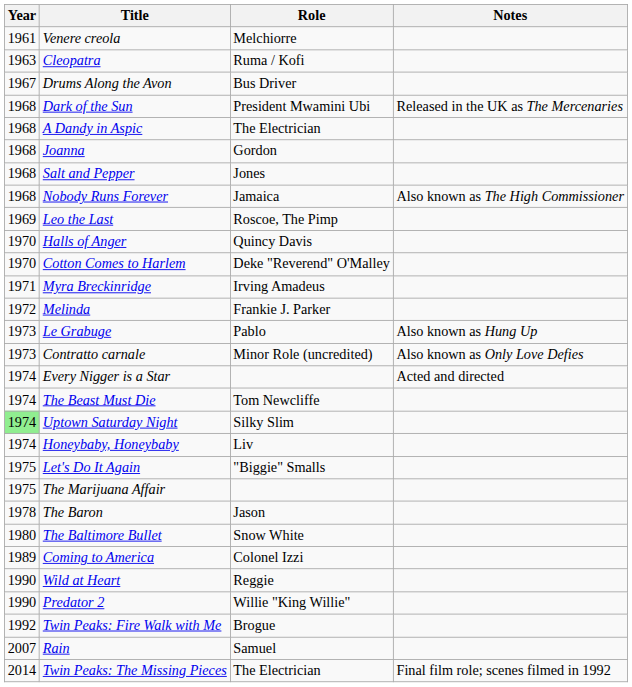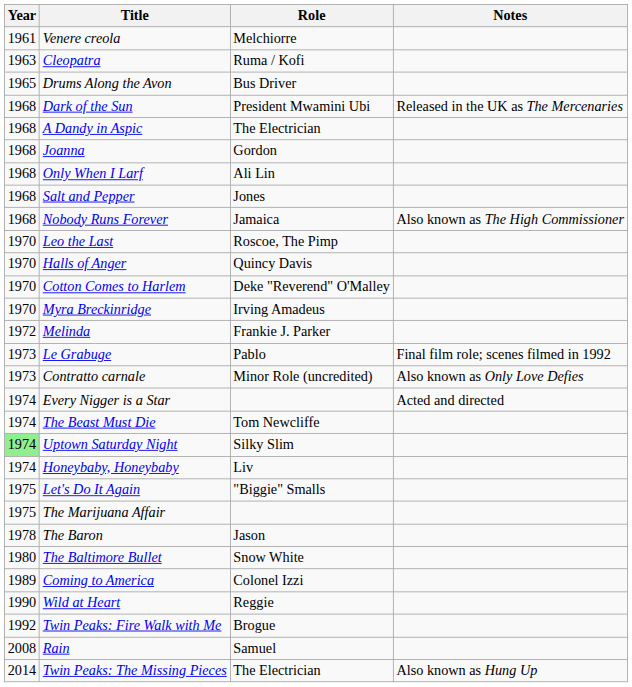(22, 83) 1967 -> (22, 83) 1965
+ row: (93, 173)
(22, 219) 1969 -> (22, 241) 1970
(22, 286) 1971 -> (22, 309) 1970
(467, 331) Also known as Hung Up -> (504, 354) Final film role; scenes filmed in 1992
- row: (74, 602)
(22, 648) 2007 -> (22, 648) 2008
(504, 670) Final film role; scenes filmed in 1992 -> (467, 670) Also known as Hung Up
